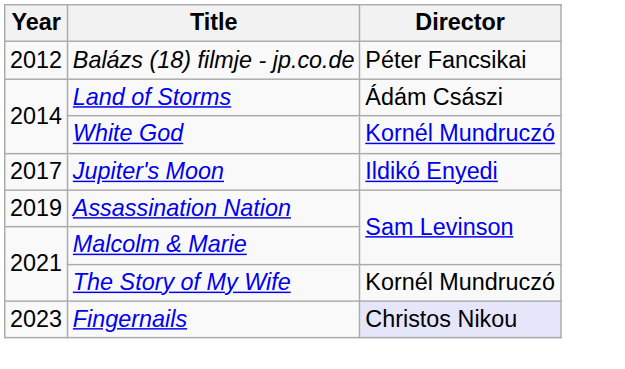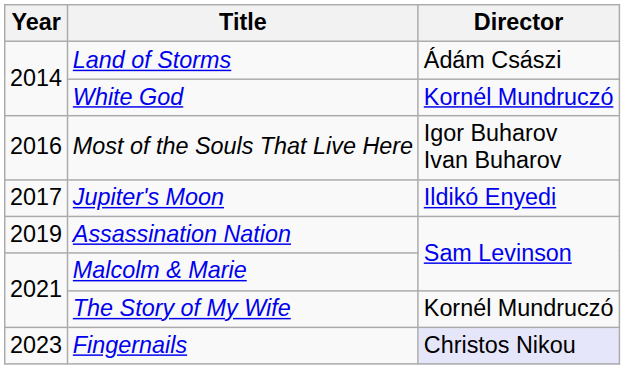- row: (214, 60)
+ row: (243, 147)
